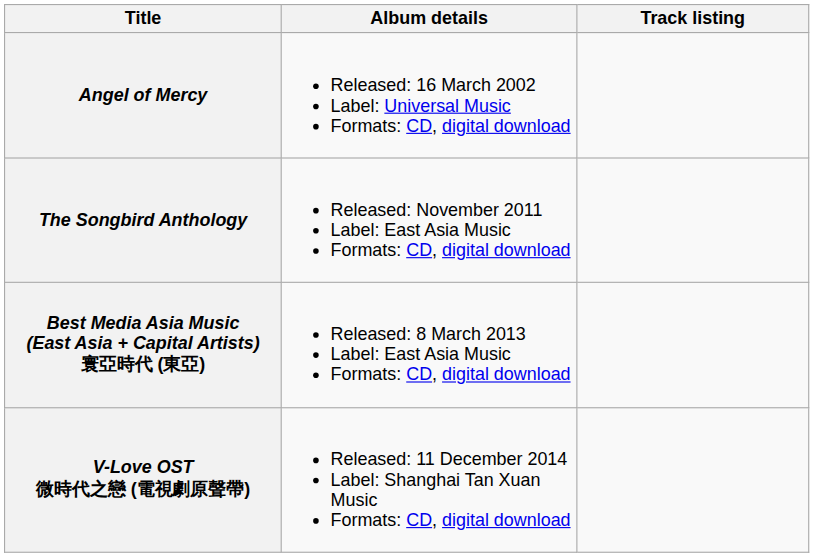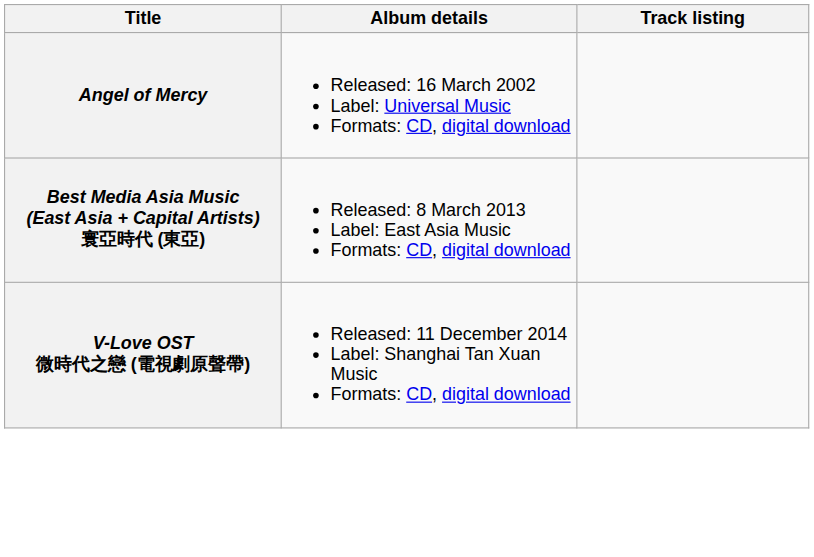- row: (143, 220)
